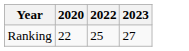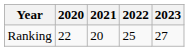+ column: (103, 14)
